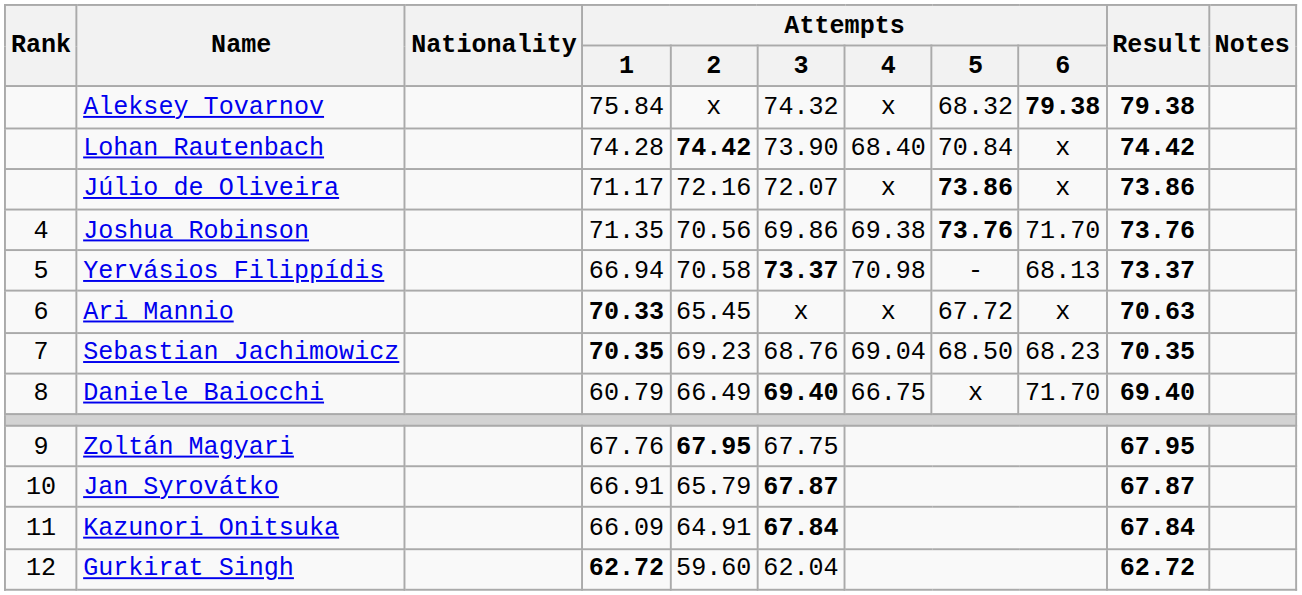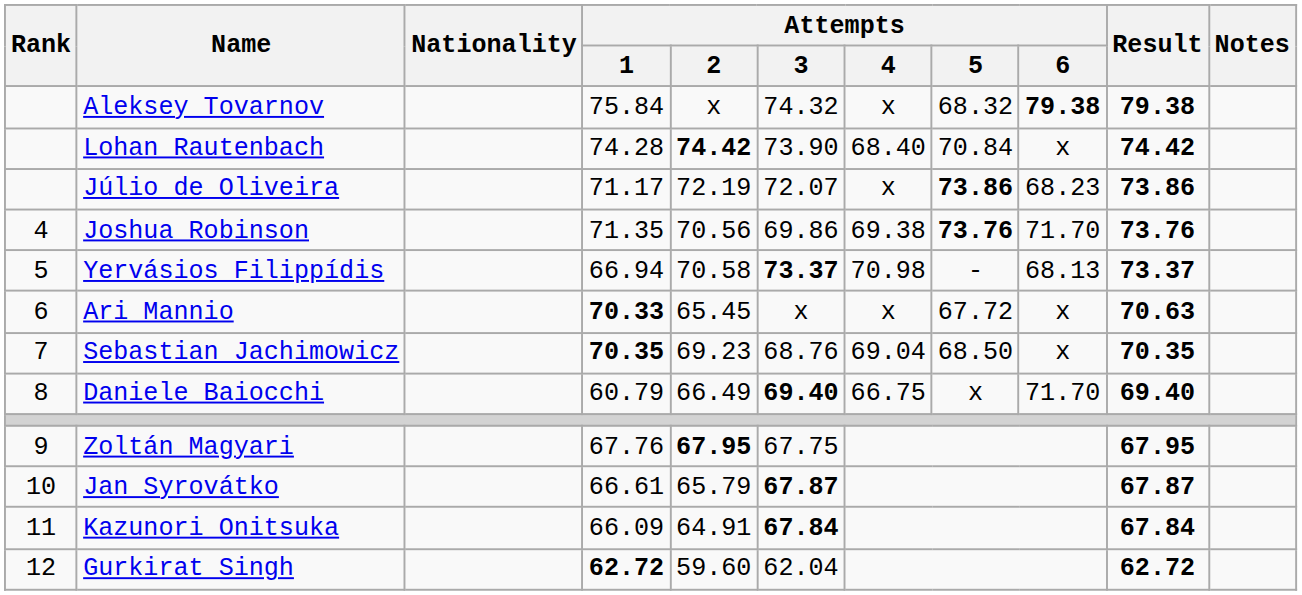(714, 189) 72.16 -> (714, 189) 72.19
(1063, 189) x -> (1063, 189) 68.23
(1063, 353) 68.23 -> (1063, 353) x
(627, 487) 66.91 -> (627, 487) 66.61
